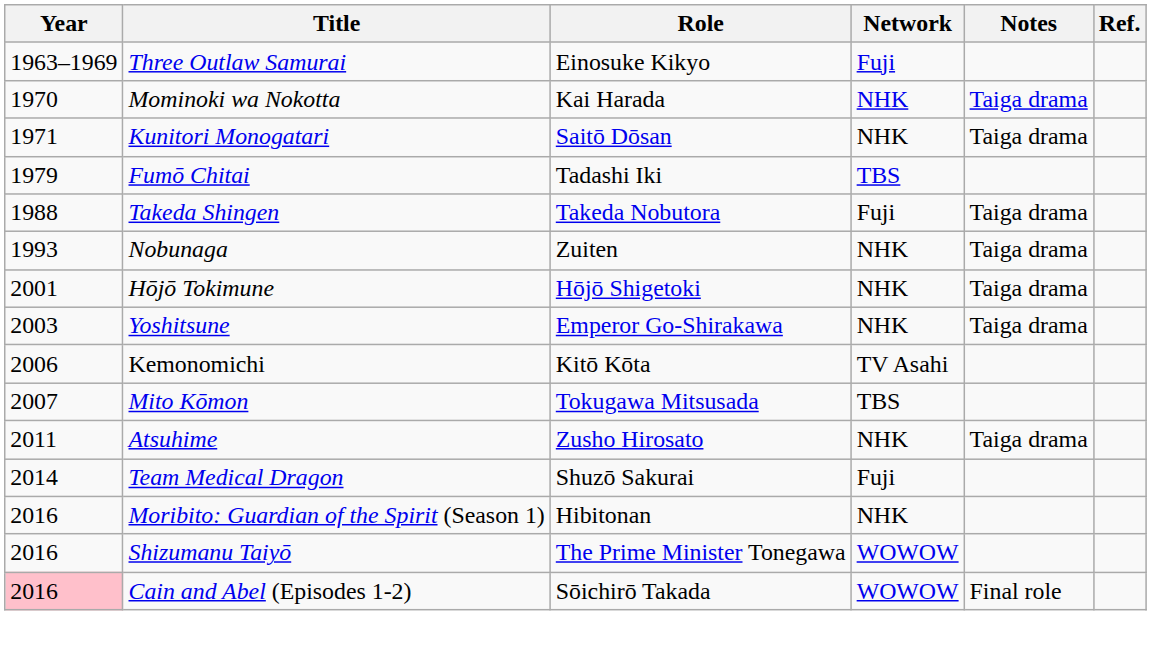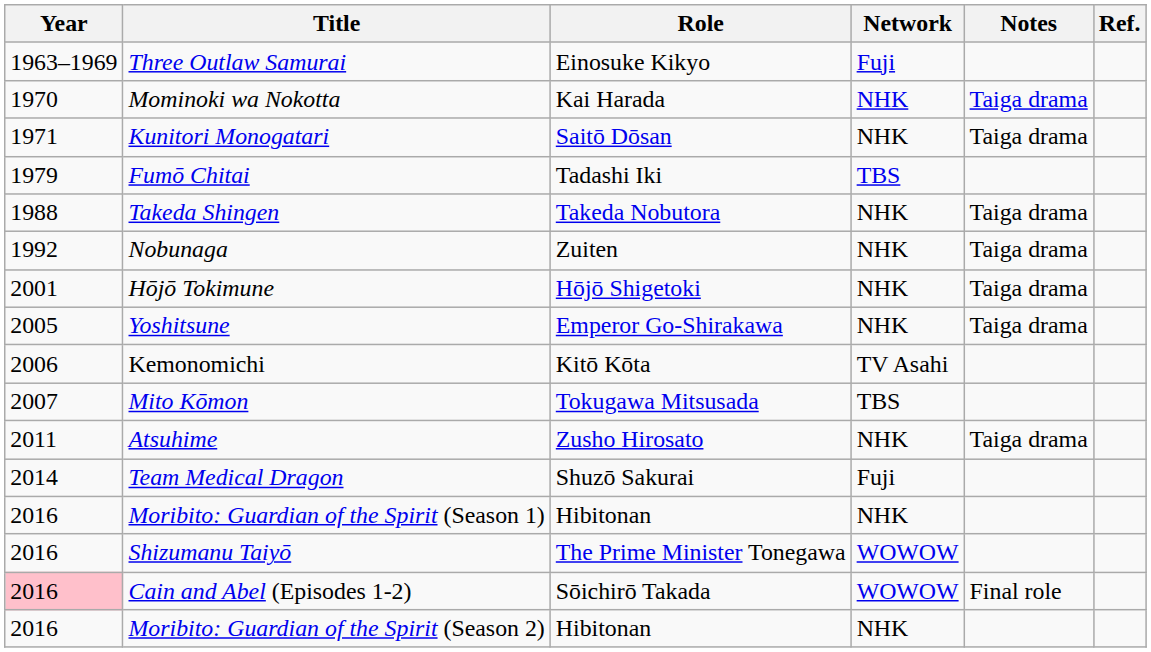(876, 212) Fuji -> (882, 212) NHK
(34, 250) 1993 -> (34, 250) 1992
(34, 325) 2003 -> (34, 325) 2005
+ row: (337, 628)
